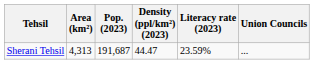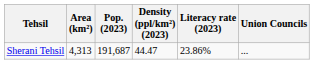(195, 51) 23.59% -> (195, 51) 23.86%
